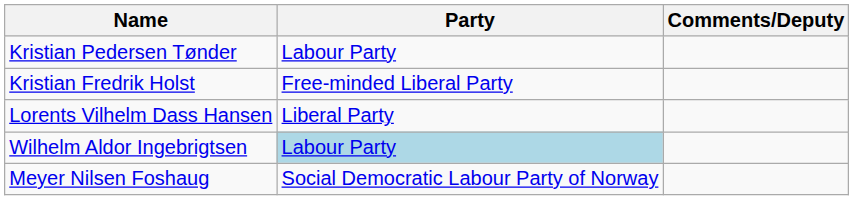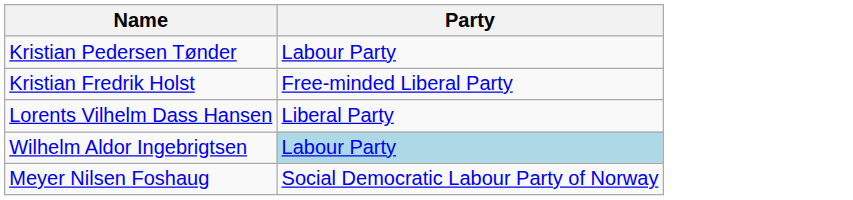- column: (756, 20)
